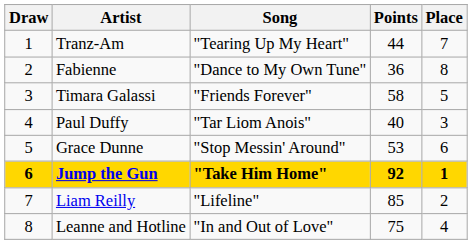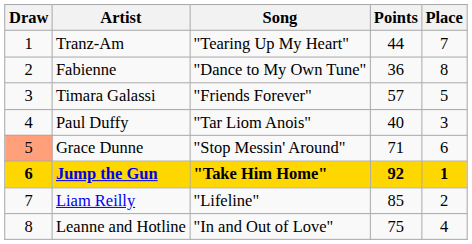(396, 95) 58 -> (396, 95) 57
(29, 148) no background -> (29, 148) lightsalmon background
(396, 148) 53 -> (396, 148) 71
